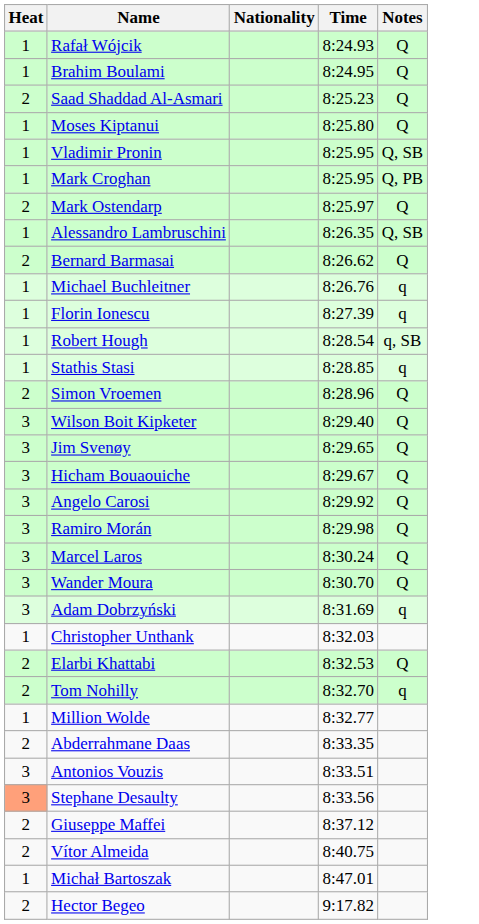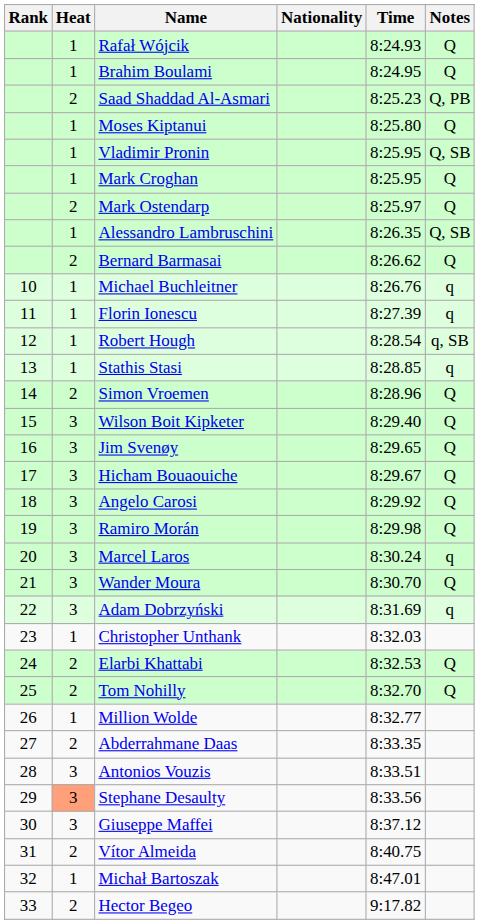+ column: (28, 17)
(402, 98) Q -> (450, 98) Q, PB
(402, 179) Q, PB -> (450, 179) Q
(402, 555) Q -> (450, 555) q
(402, 690) q -> (450, 690) Q
(26, 824) 2 -> (73, 824) 3
